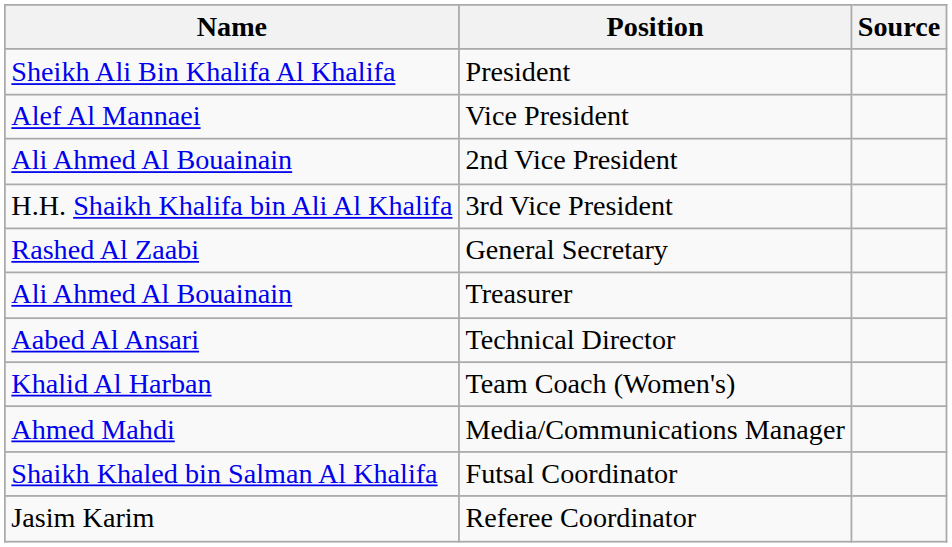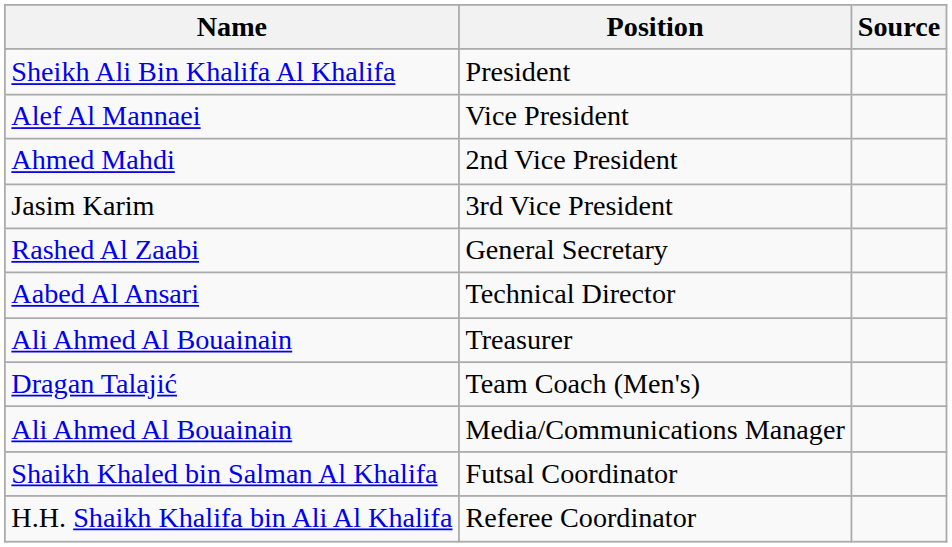(152, 160) Ali Ahmed Al Bouainain -> (93, 160) Ahmed Mahdi
(232, 205) H.H. Shaikh Khalifa bin Ali Al Khalifa -> (83, 205) Jasim Karim
rows swapped: (519, 294) <-> (570, 339)
+ row: (583, 384)
- row: (600, 384)
(93, 428) Ahmed Mahdi -> (152, 428) Ali Ahmed Al Bouainain
(83, 518) Jasim Karim -> (232, 518) H.H. Shaikh Khalifa bin Ali Al Khalifa
